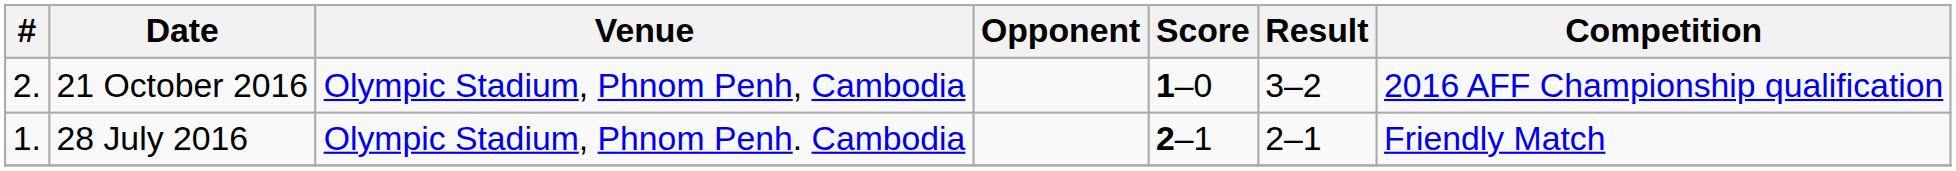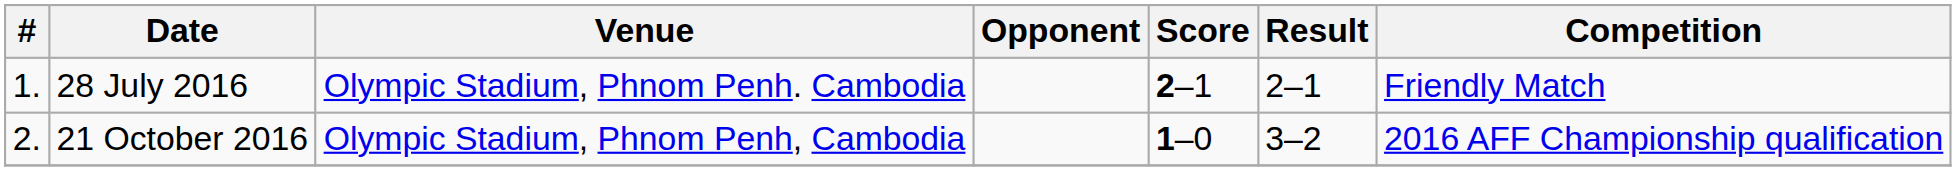rows swapped: (152, 138) <-> (182, 84)
